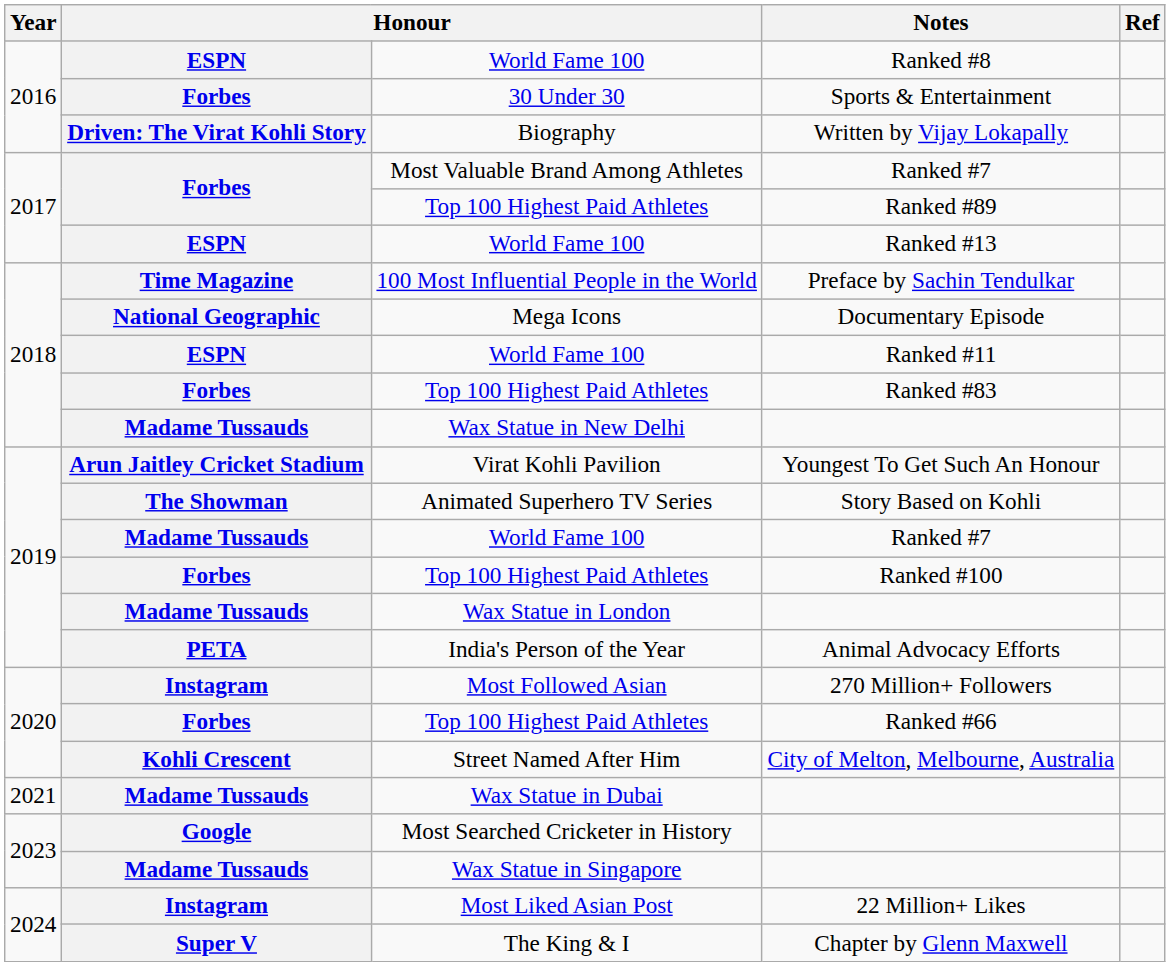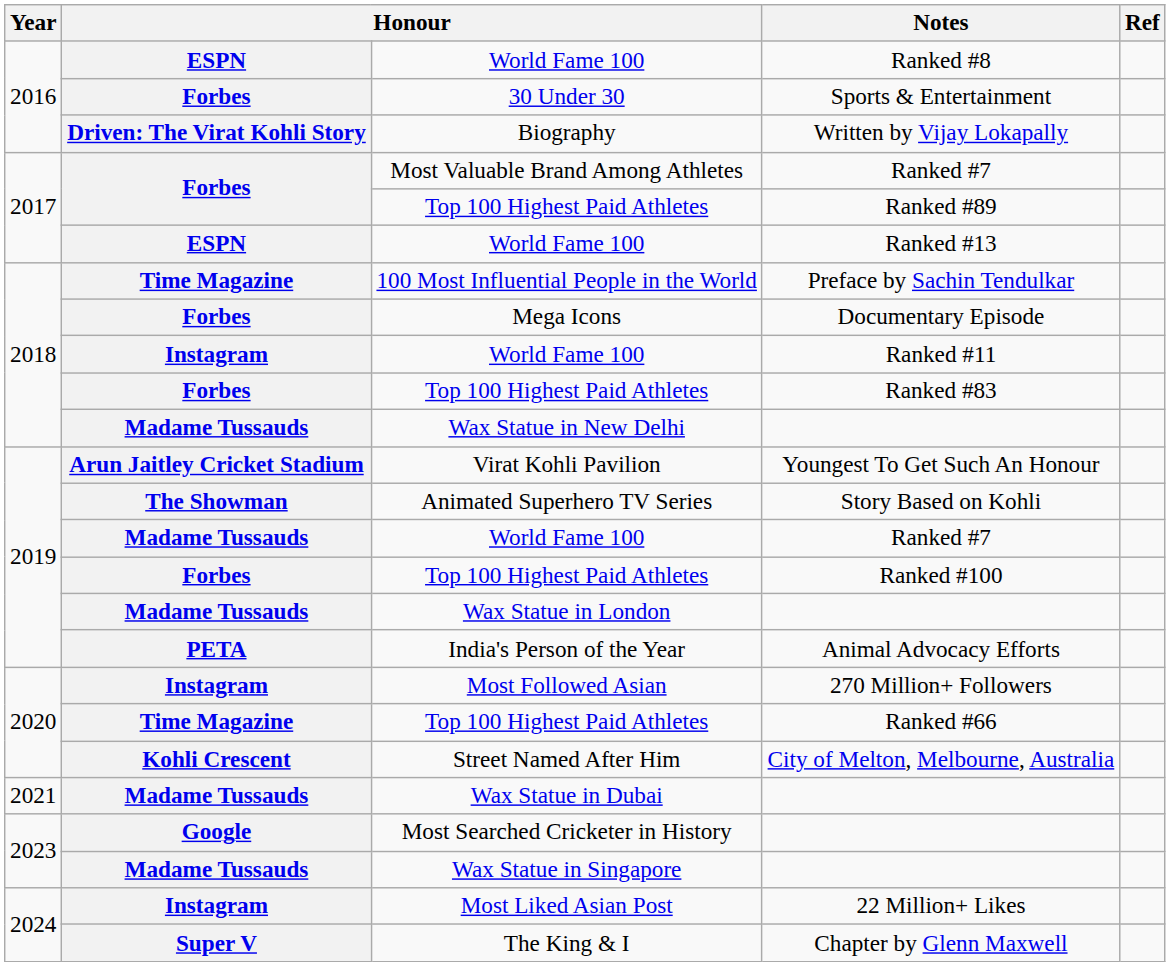(216, 317) National Geographic -> (216, 317) Forbes
(216, 354) ESPN -> (216, 354) Instagram
(216, 721) Forbes -> (216, 721) Time Magazine
